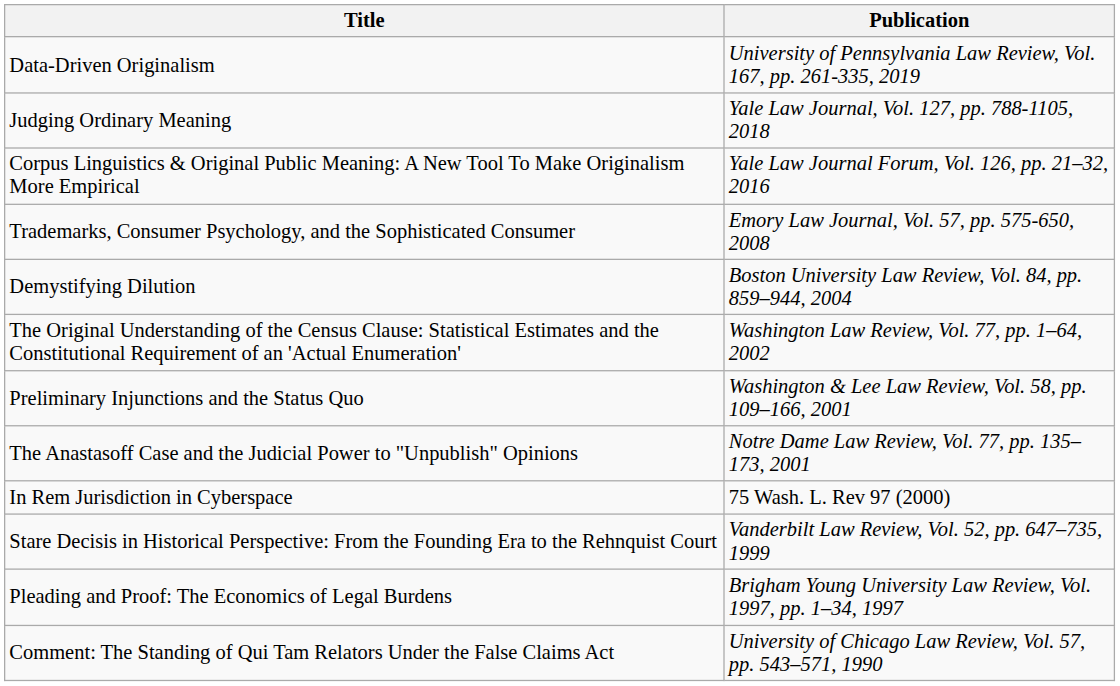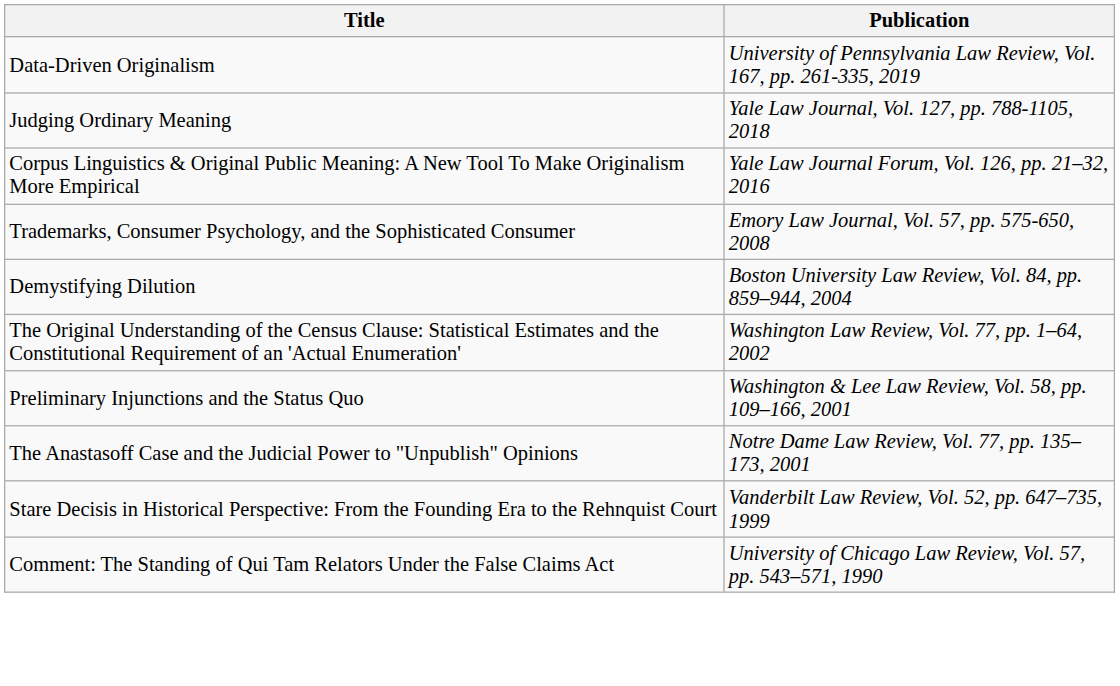- row: (151, 497)
- row: (231, 596)
